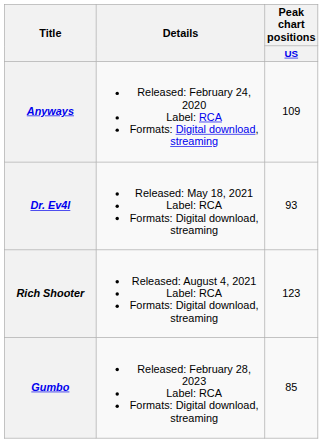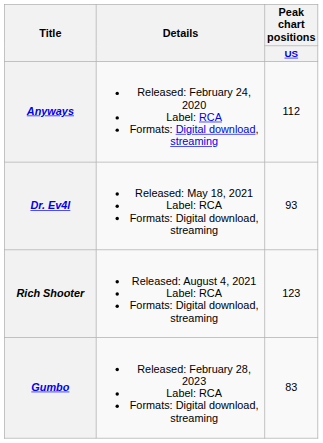(291, 111) 109 -> (291, 111) 112
(291, 387) 85 -> (291, 387) 83
